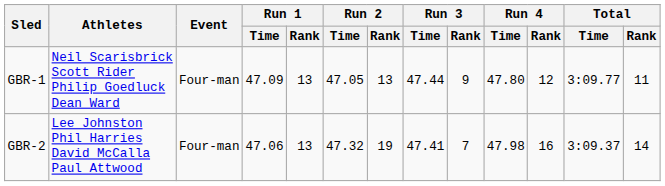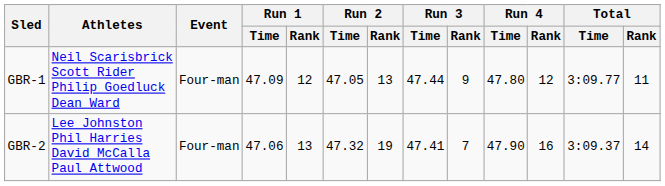(305, 80) 13 -> (305, 80) 12
(506, 147) 47.98 -> (506, 147) 47.90
